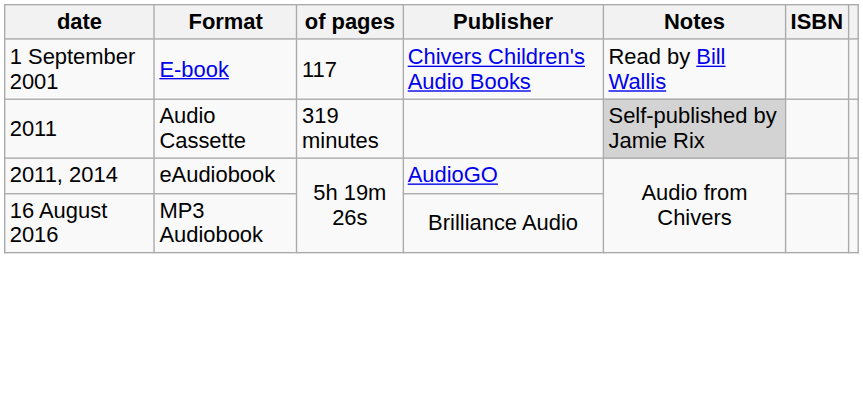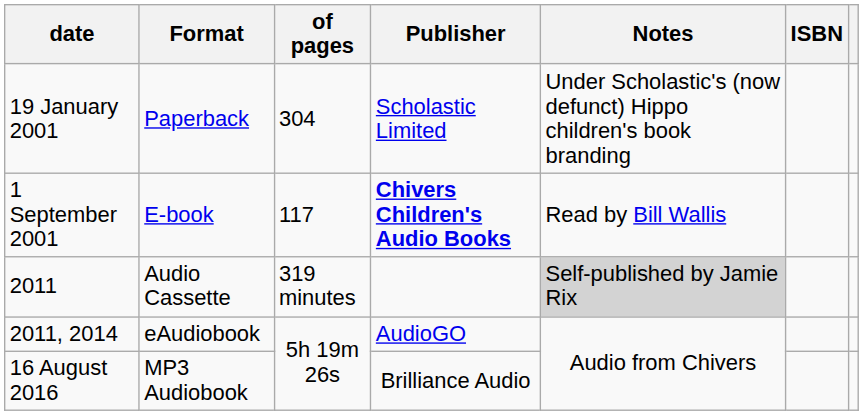+ row: (64, 118)
(496, 68) normal -> (443, 214) bold
